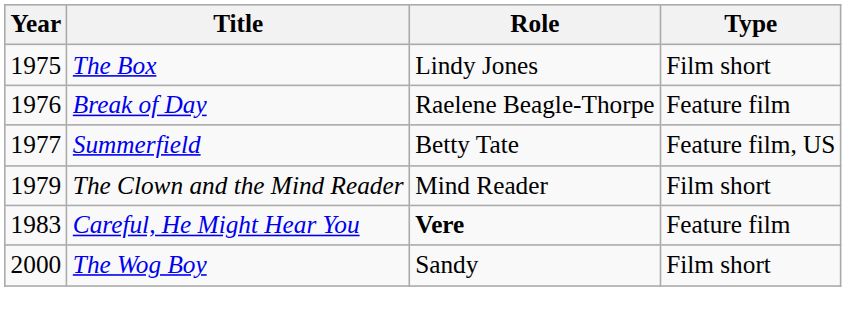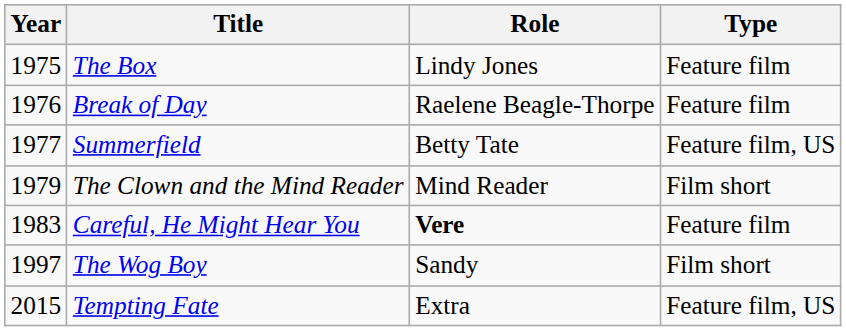(719, 64) Film short -> (728, 64) Feature film
(36, 265) 2000 -> (36, 265) 1997
+ row: (146, 305)
